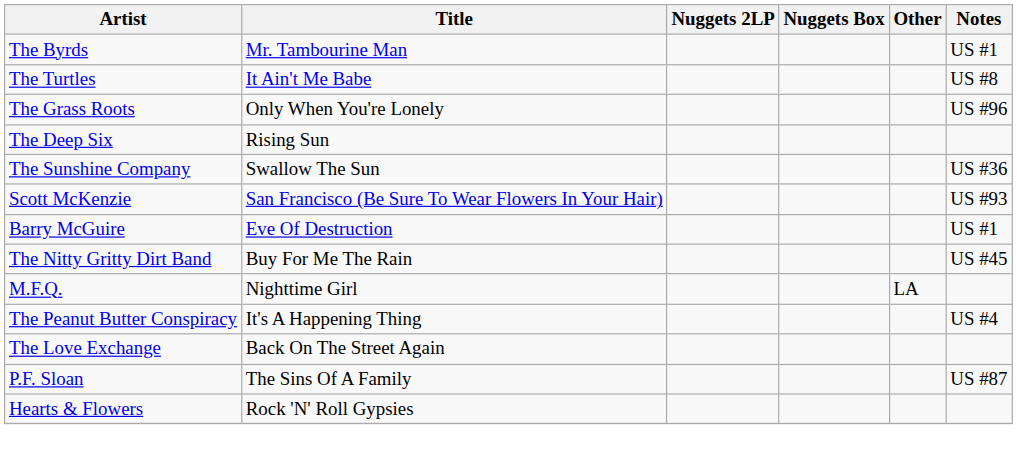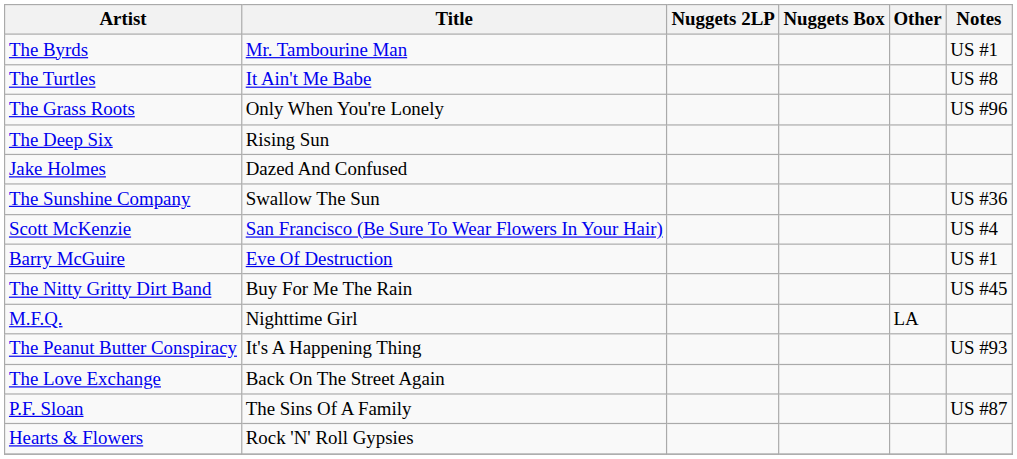+ row: (57, 169)
(979, 199) US #93 -> (974, 229) US #4
(974, 318) US #4 -> (979, 348) US #93
